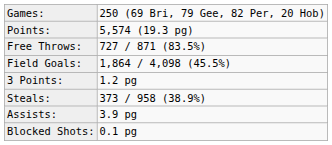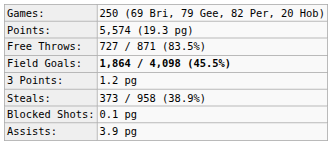(165, 64) normal -> (165, 64) bold
rows swapped: (32, 115) <-> (51, 132)
